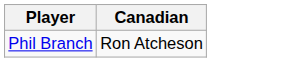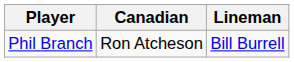+ column: (247, 17)
